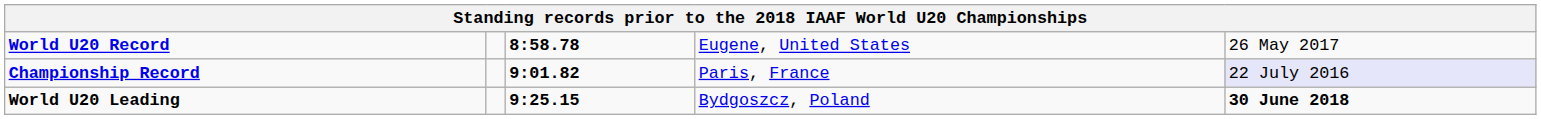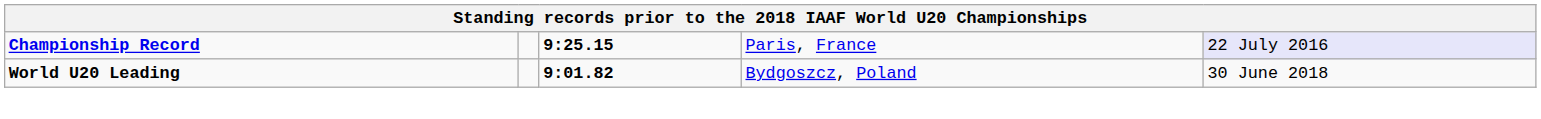- row: (89, 46)
(544, 73) 9:01.82 -> (578, 46) 9:25.15
(544, 100) 9:25.15 -> (578, 73) 9:01.82
(1289, 100) bold -> (1268, 73) normal
